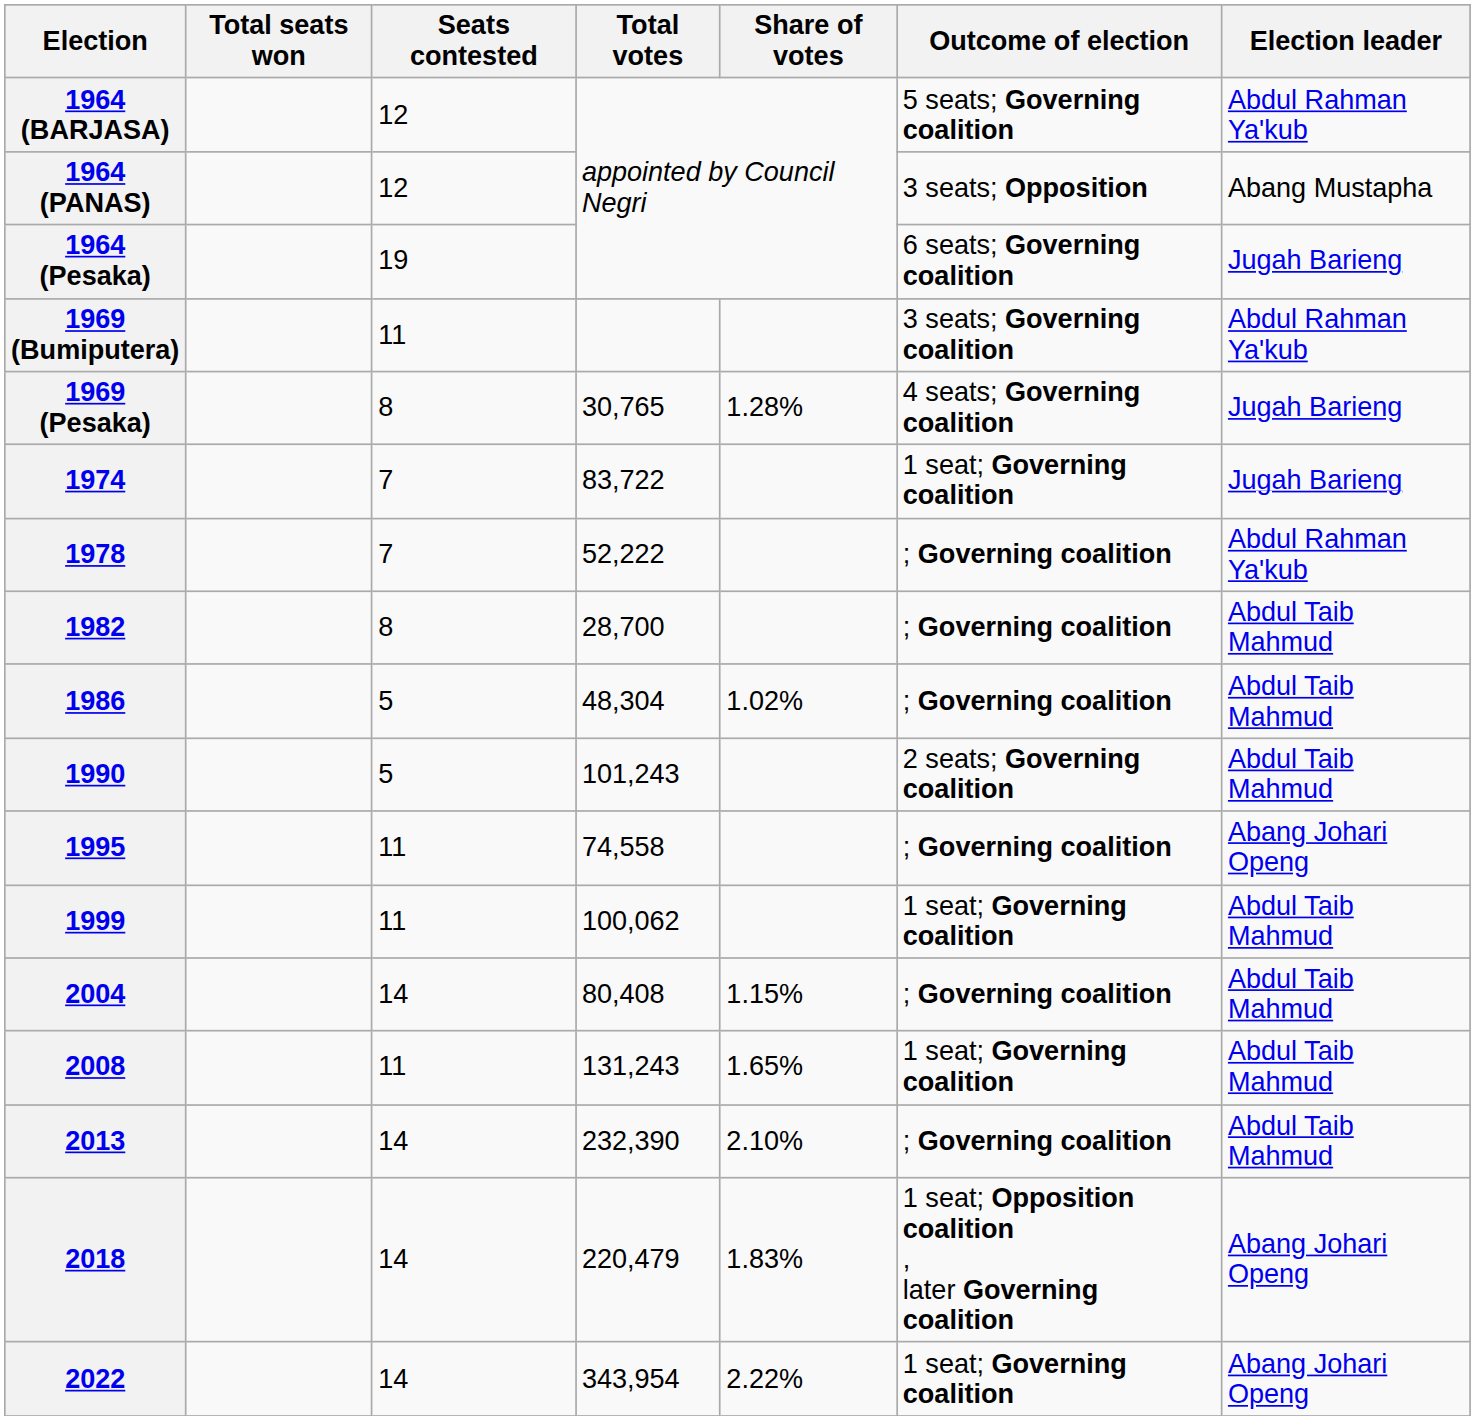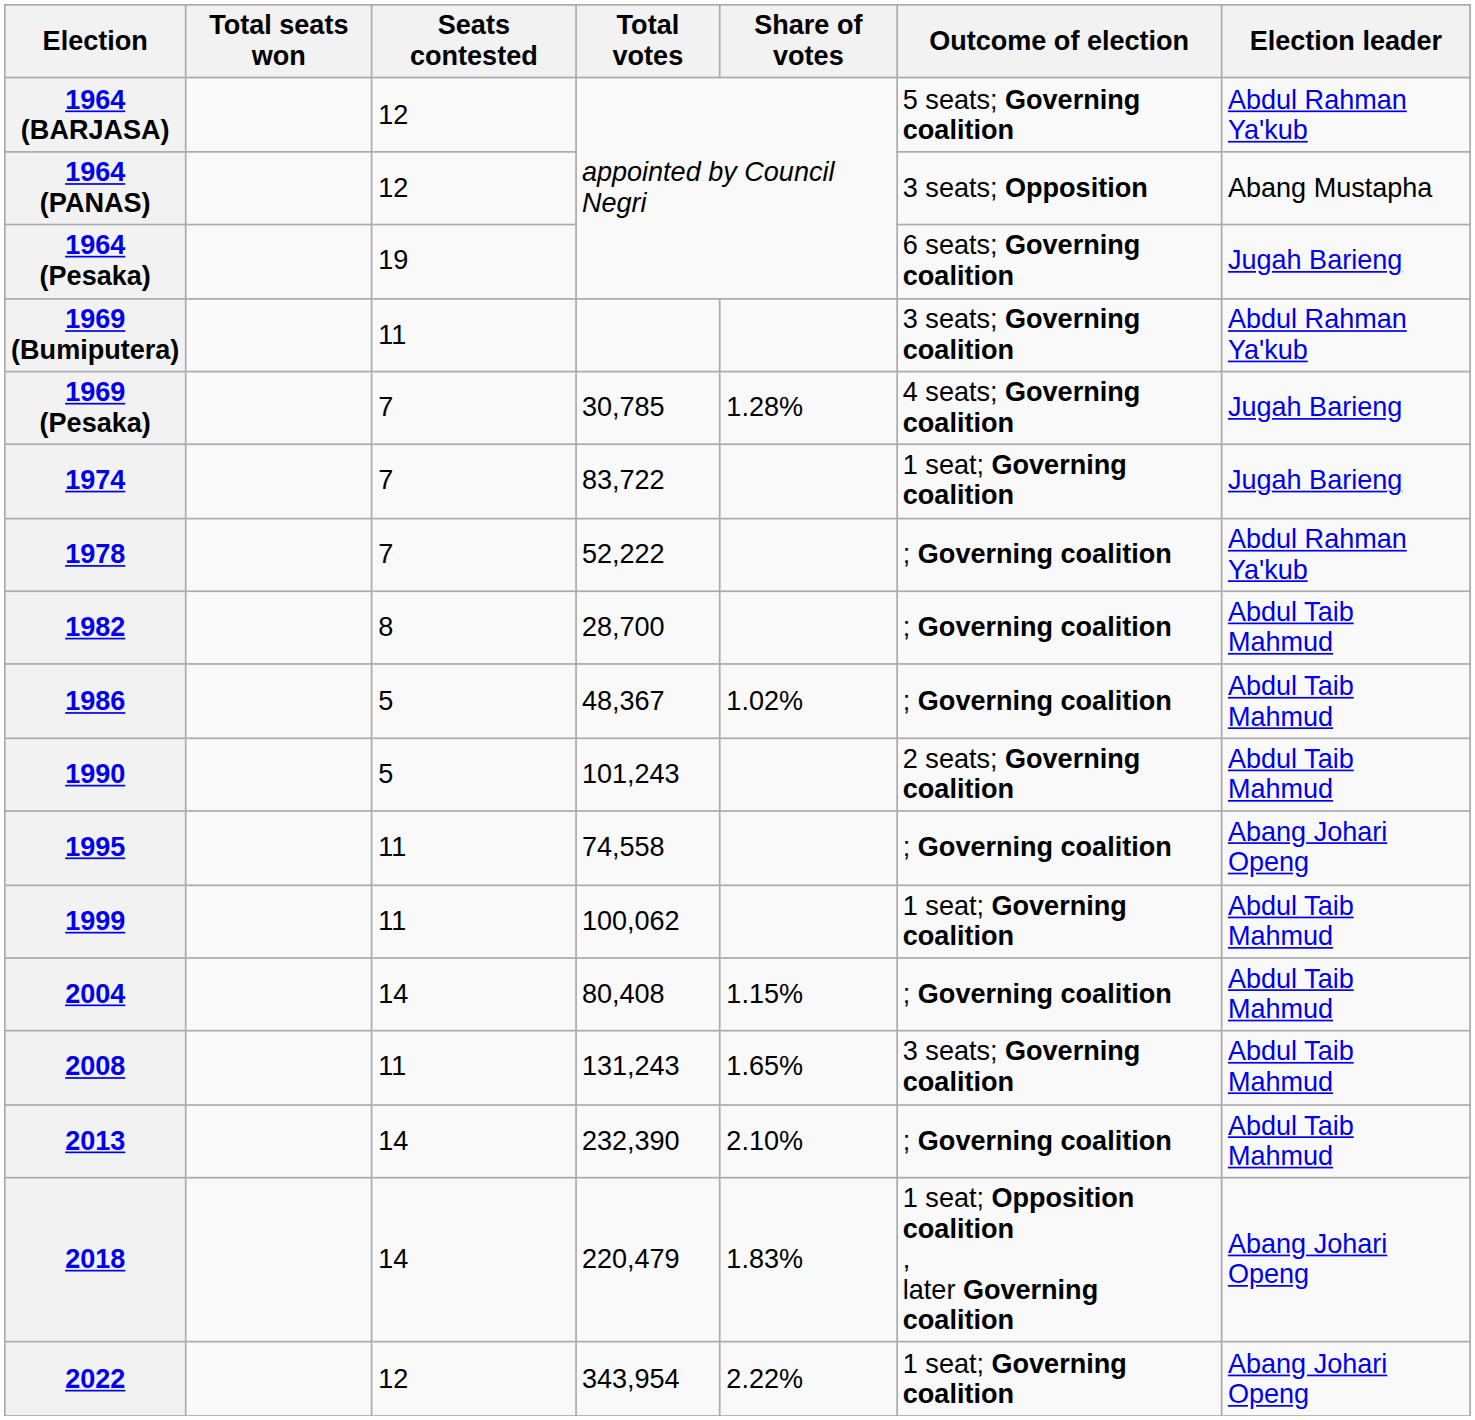(386, 407) 8 -> (386, 407) 7
(623, 407) 30,765 -> (623, 407) 30,785
(623, 700) 48,304 -> (623, 700) 48,367
(1015, 1067) 1 seat; Governing coalition -> (1022, 1067) 3 seats; Governing coalition
(393, 1378) 14 -> (393, 1378) 12
